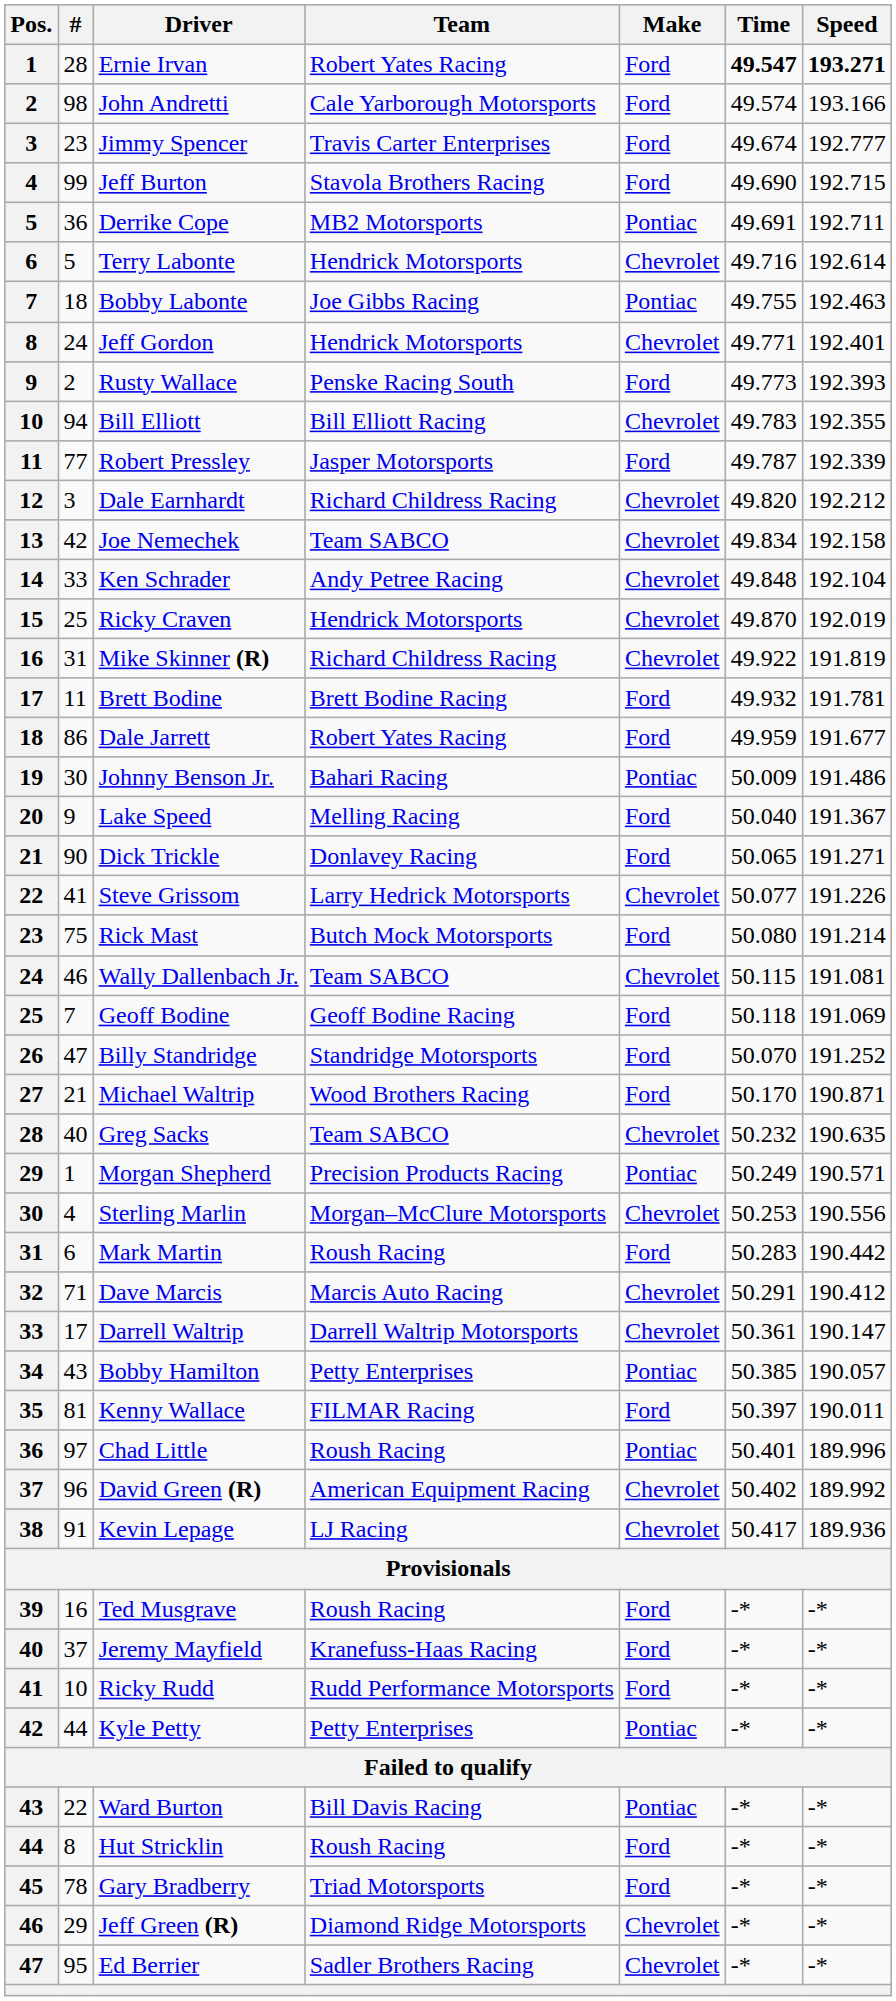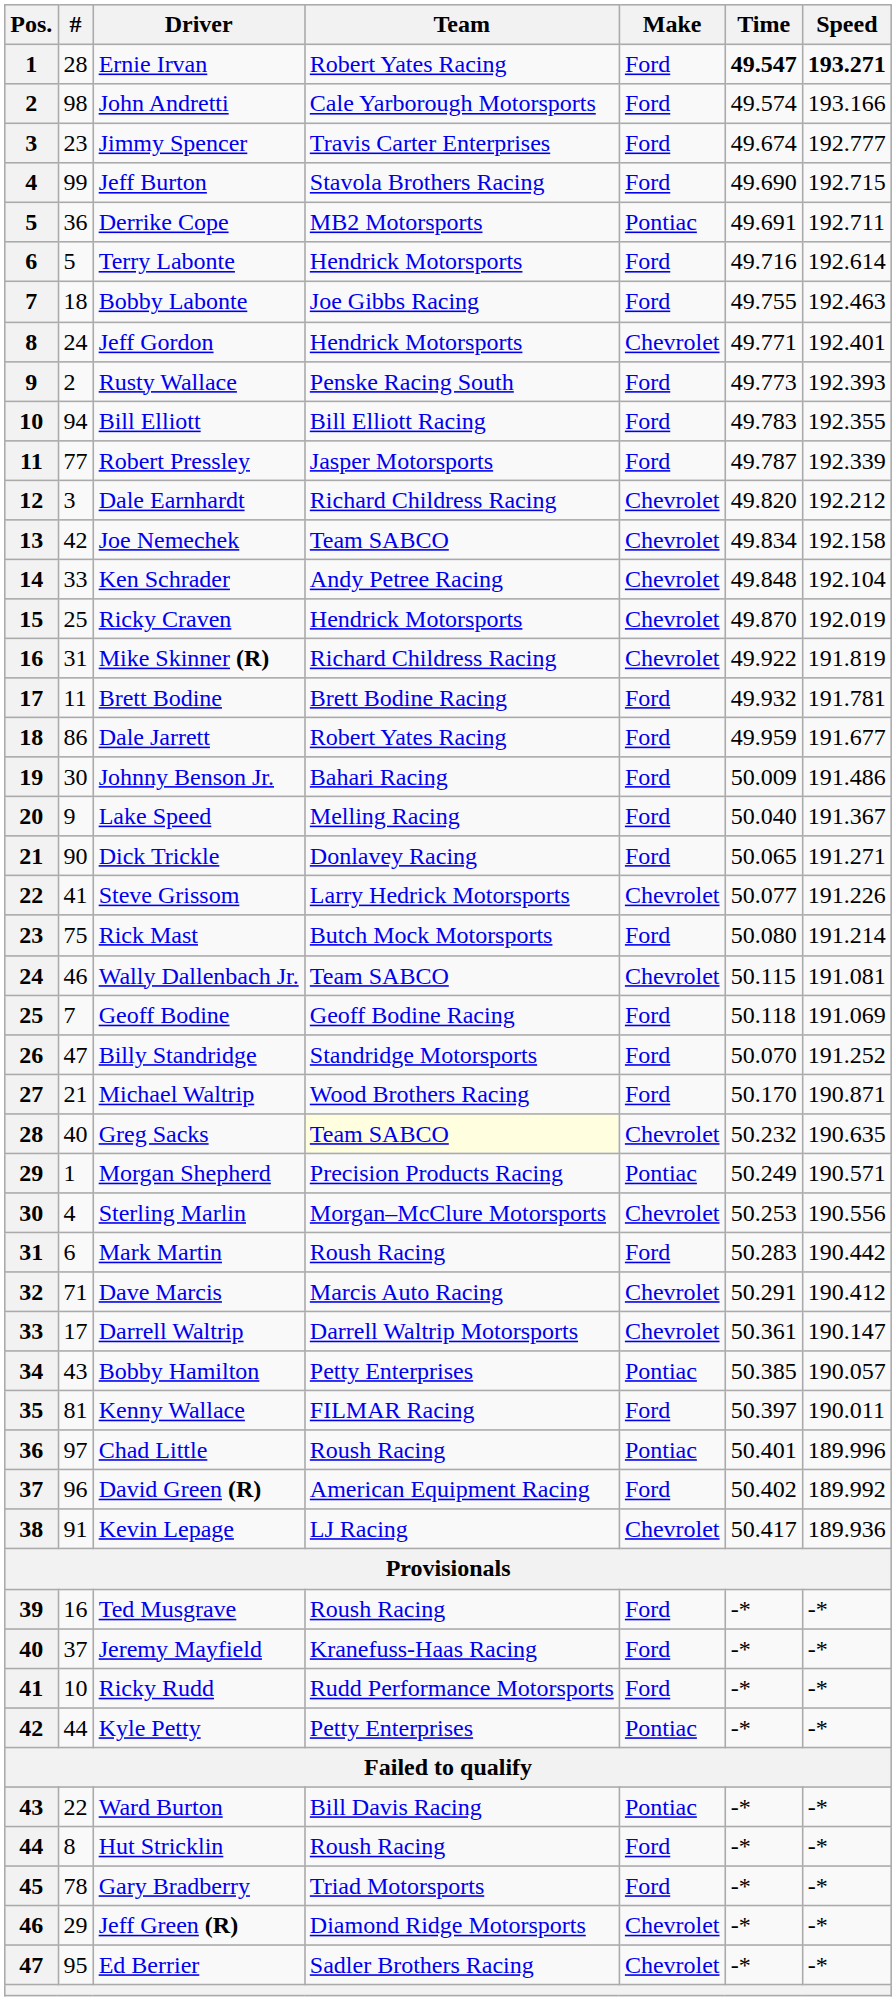(672, 262) Chevrolet -> (648, 262) Ford
(661, 301) Pontiac -> (648, 301) Ford
(672, 420) Chevrolet -> (648, 420) Ford
(661, 776) Pontiac -> (648, 776) Ford
(379, 1133) no background -> (379, 1133) lightyellow background
(672, 1489) Chevrolet -> (648, 1489) Ford
